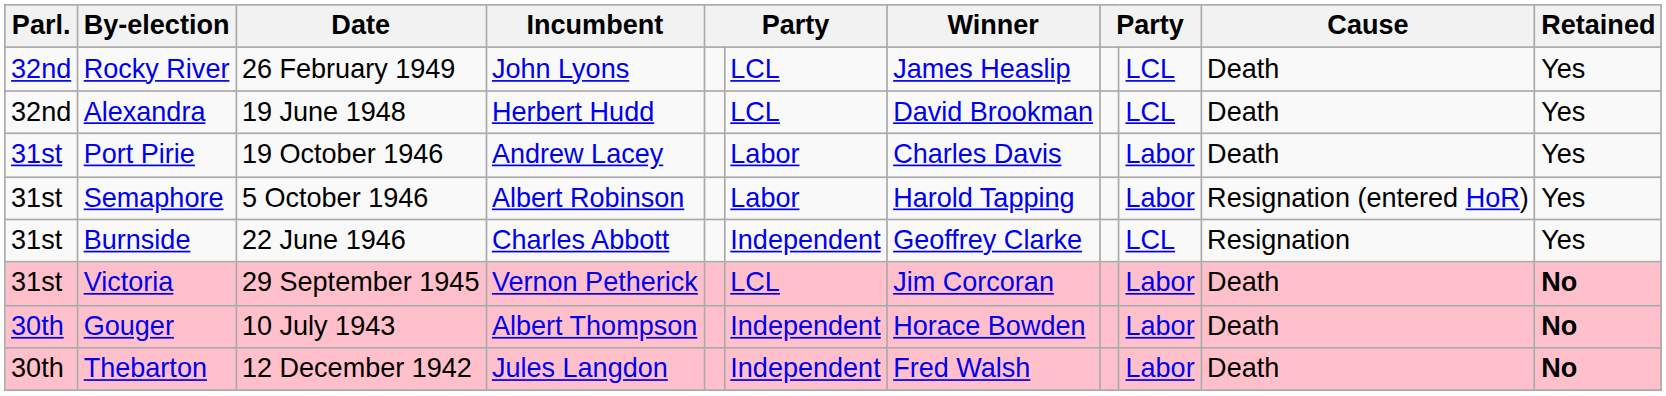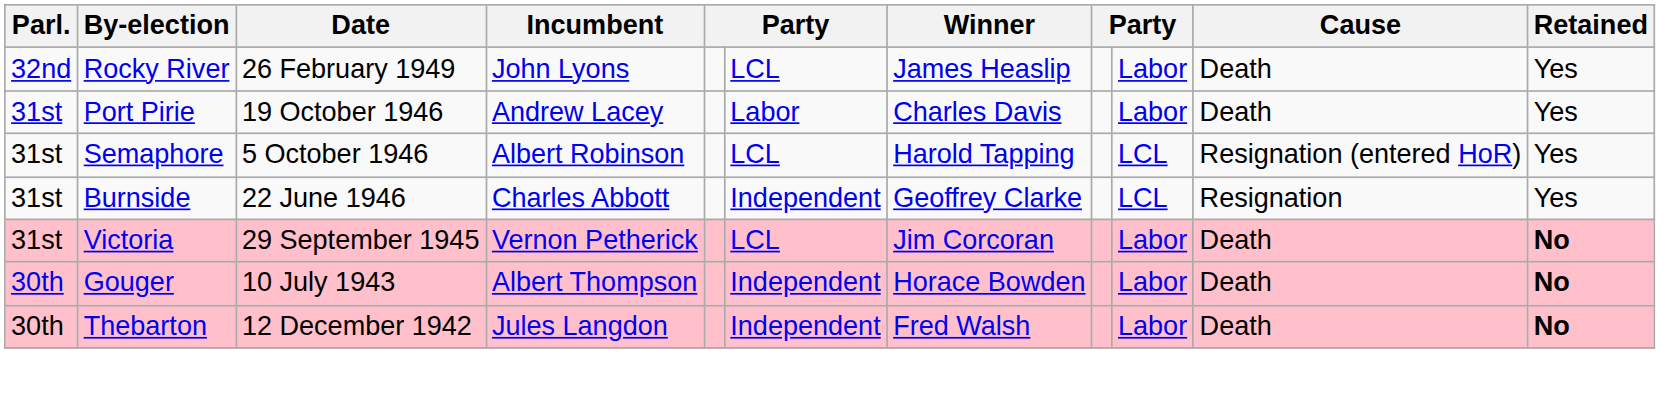(1150, 68) LCL -> (1153, 68) Labor
- row: (145, 111)
(765, 197) Labor -> (755, 154) LCL
(1160, 197) Labor -> (1143, 154) LCL
